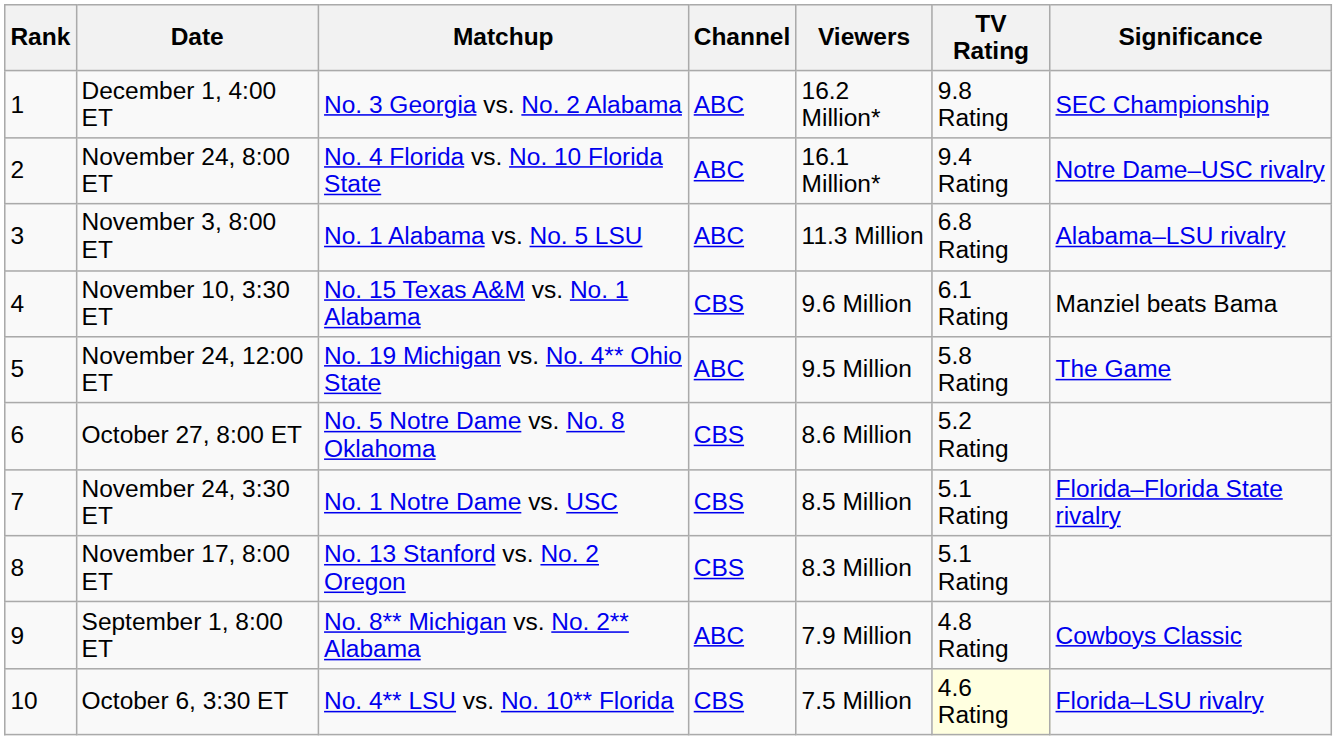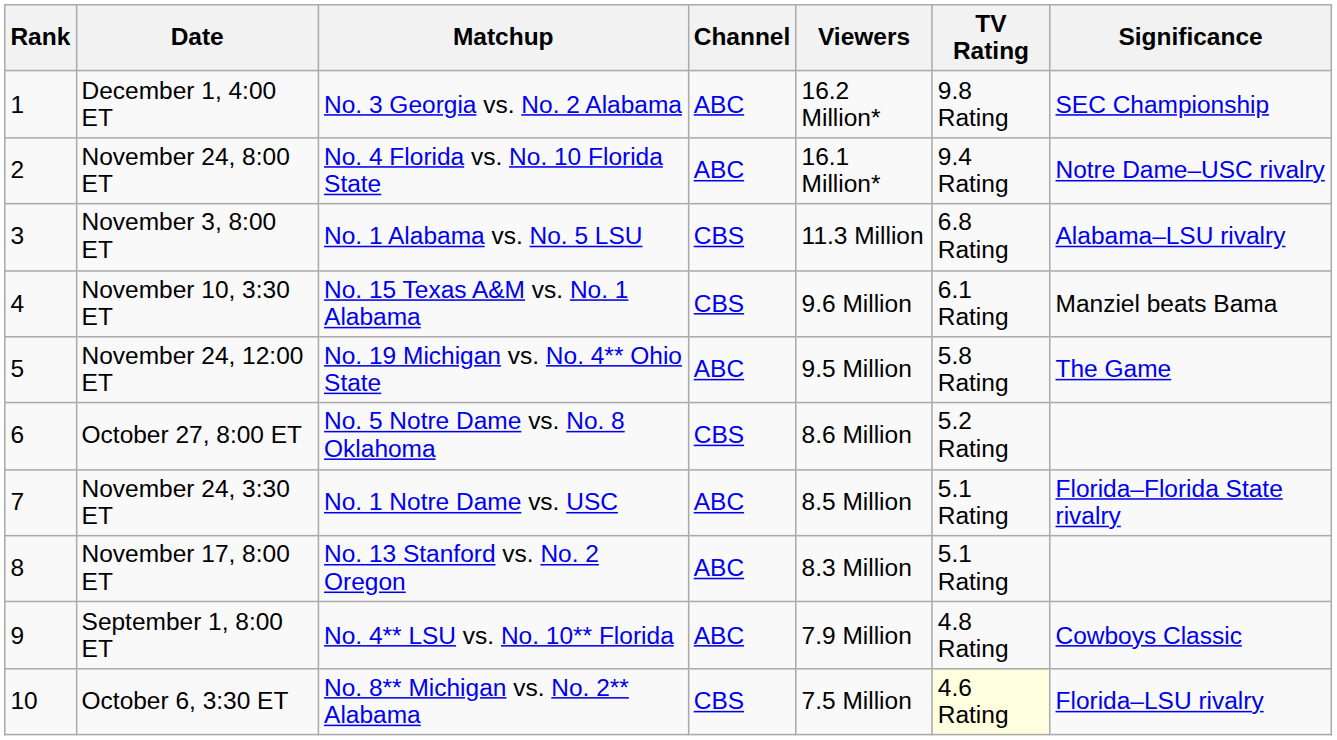(719, 236) ABC -> (719, 236) CBS
(719, 502) CBS -> (719, 502) ABC
(719, 568) CBS -> (719, 568) ABC
(476, 634) No. 8** Michigan vs. No. 2** Alabama -> (499, 634) No. 4** LSU vs. No. 10** Florida
(499, 701) No. 4** LSU vs. No. 10** Florida -> (476, 701) No. 8** Michigan vs. No. 2** Alabama
